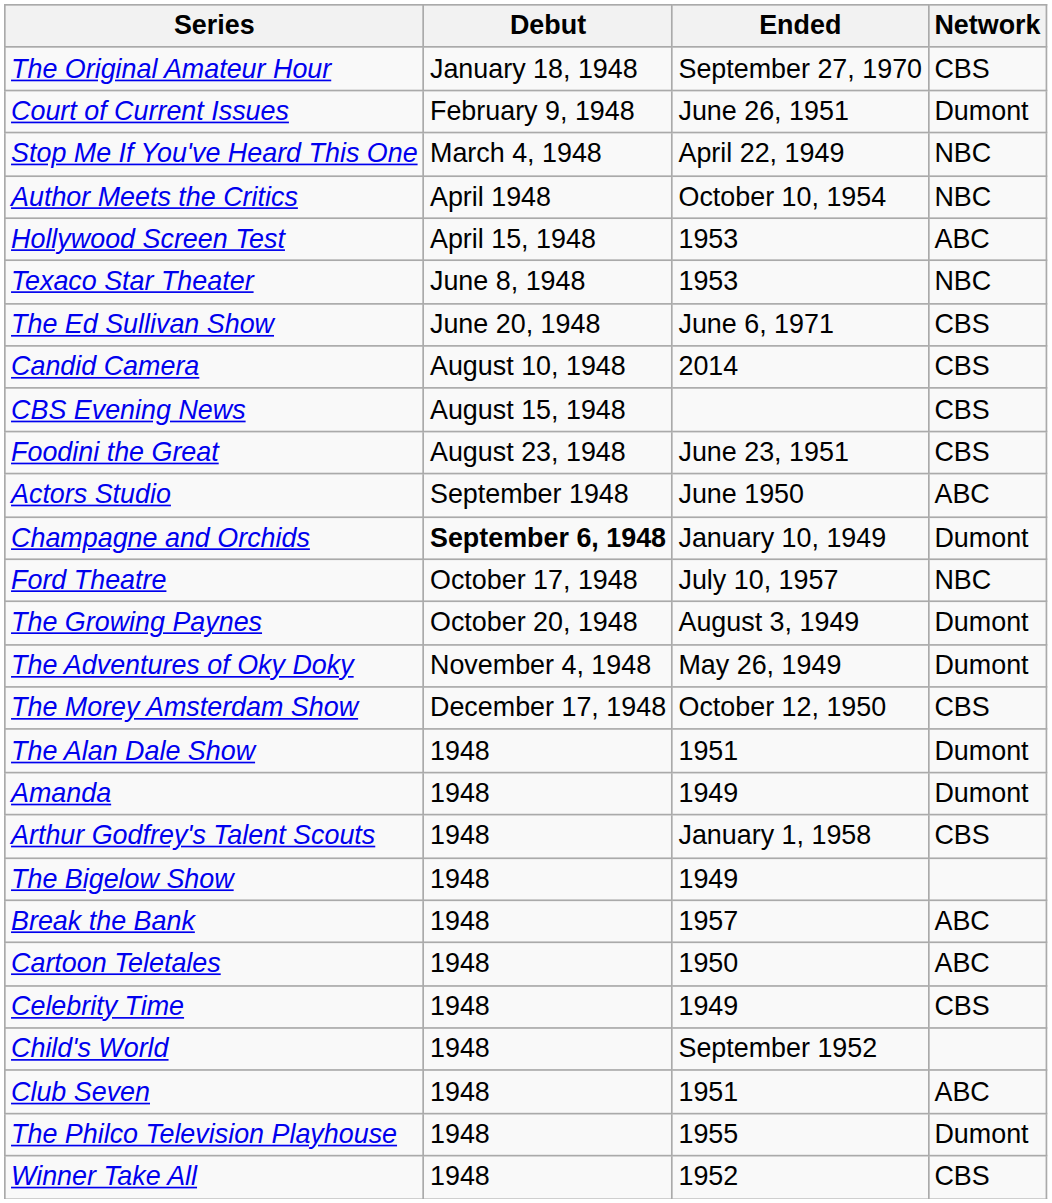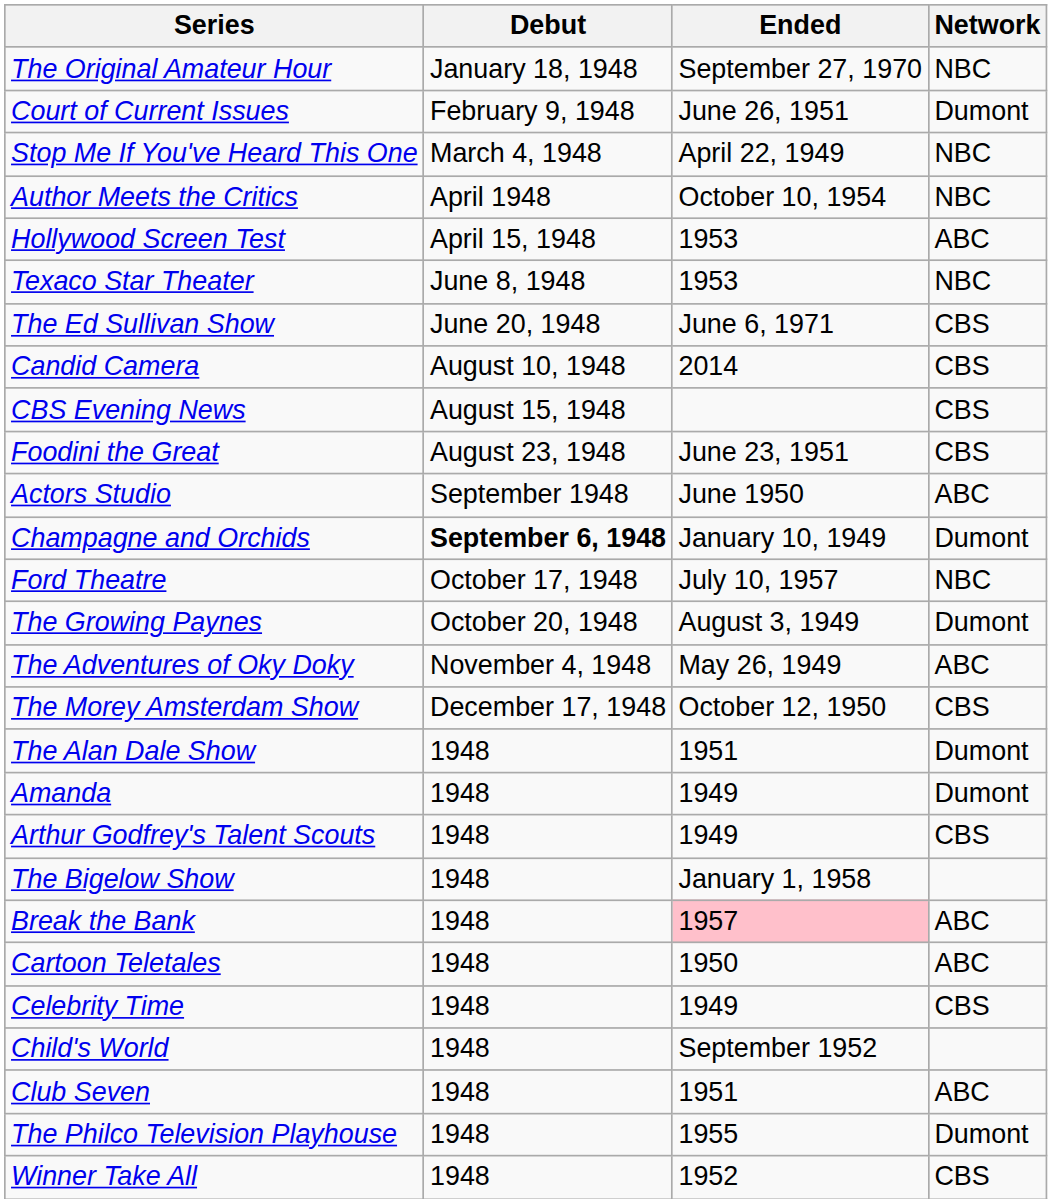(962, 68) CBS -> (963, 68) NBC
(982, 665) Dumont -> (962, 665) ABC
(775, 835) January 1, 1958 -> (708, 835) 1949
(708, 878) 1949 -> (775, 878) January 1, 1958
(708, 921) no background -> (708, 921) pink background
